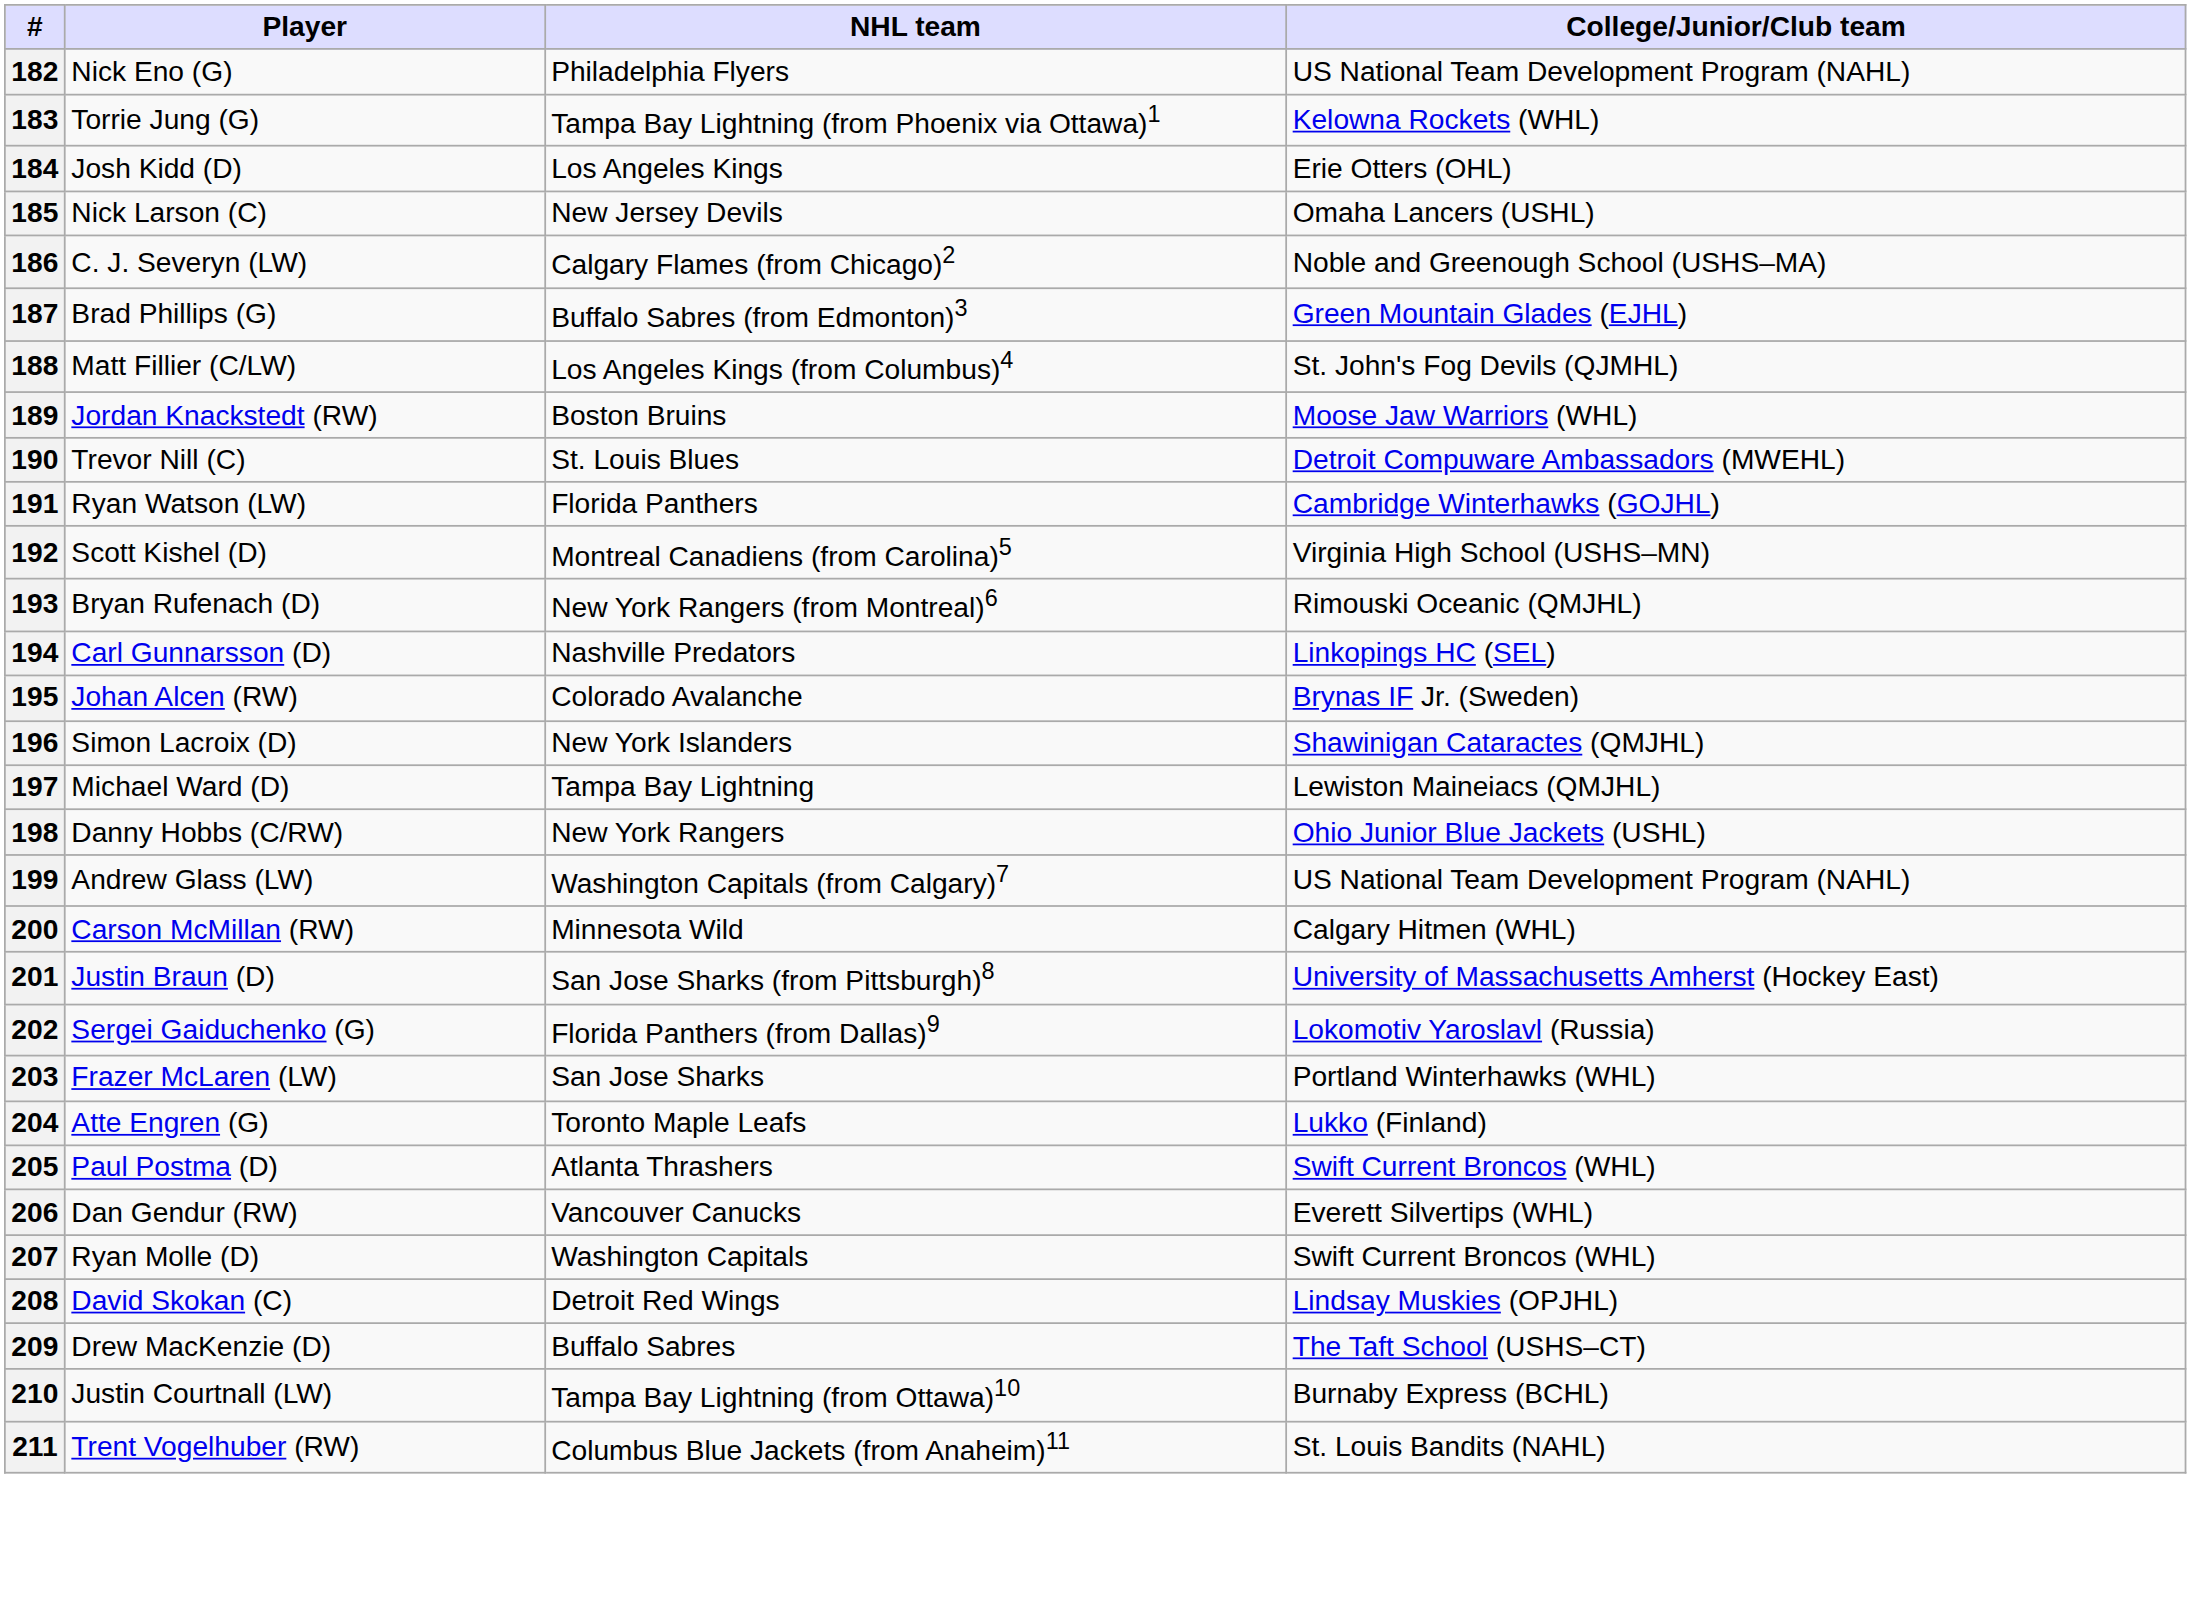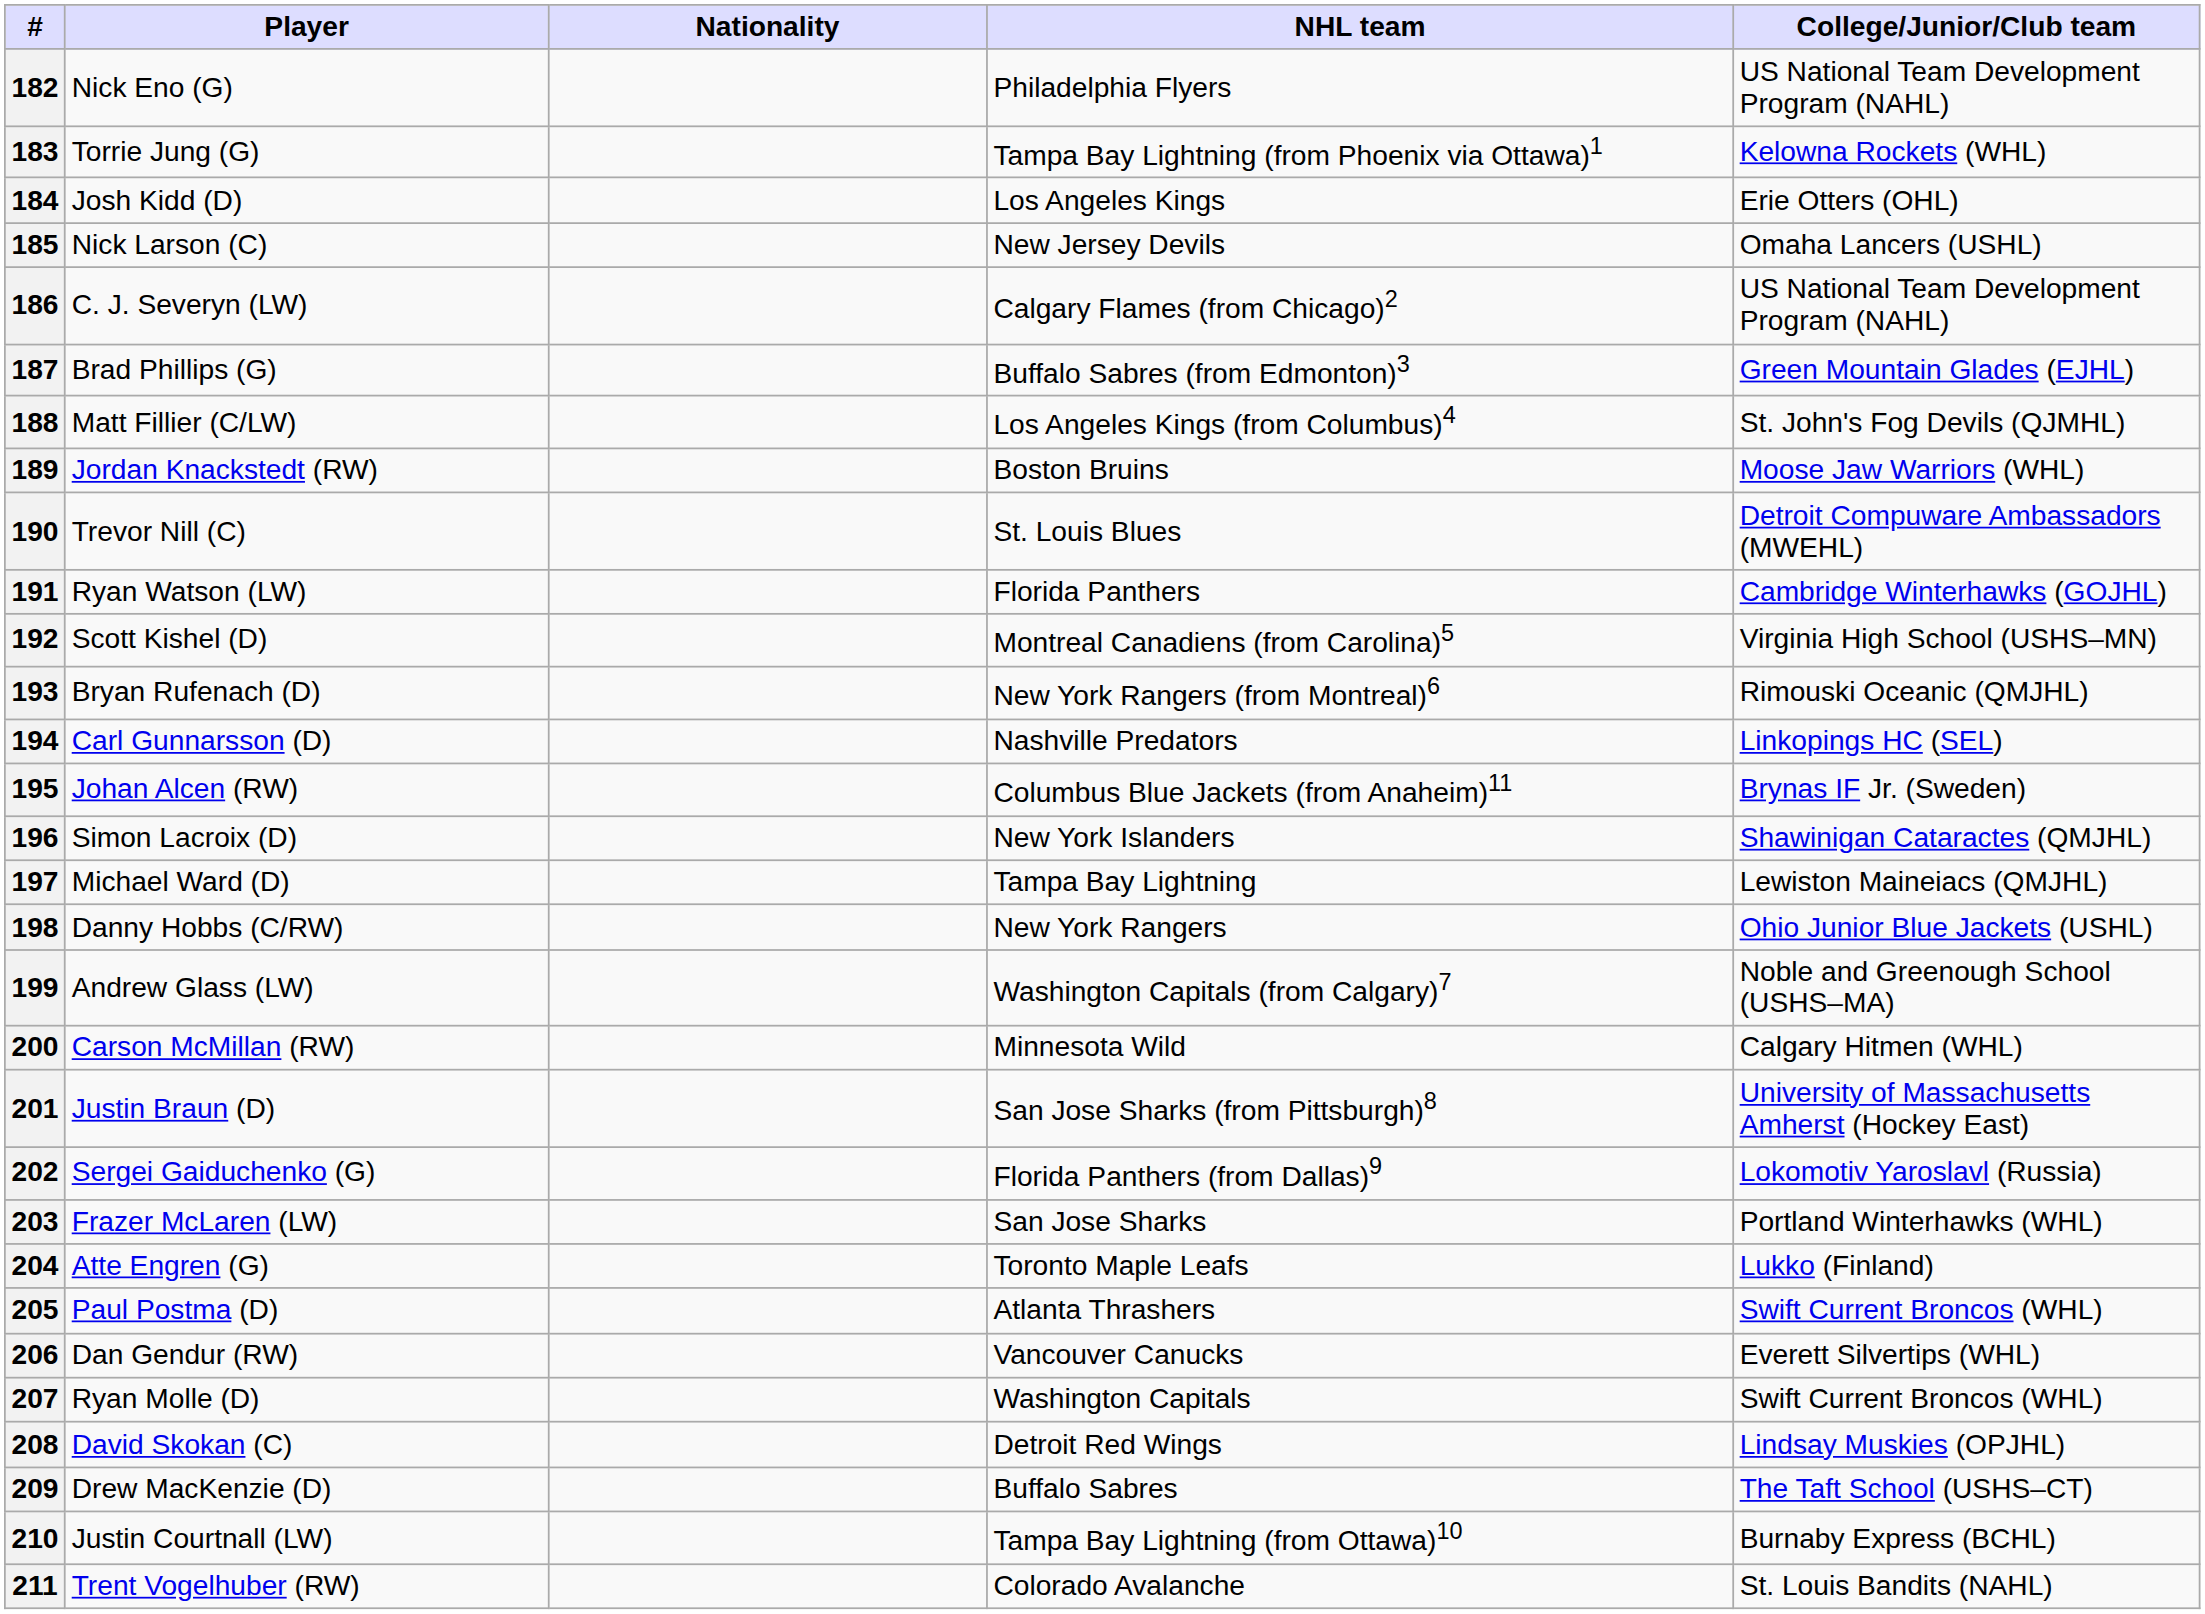+ column: (767, 26)
(1560, 261) Noble and Greenough School (USHS–MA) -> (1940, 305) US National Team Development Program (NAHL)
(677, 697) Colorado Avalanche -> (1253, 789) Columbus Blue Jackets (from Anaheim)11
(1602, 880) US National Team Development Program (NAHL) -> (1925, 987) Noble and Greenough School (USHS–MA)
(811, 1446) Columbus Blue Jackets (from Anaheim)11 -> (1119, 1585) Colorado Avalanche
